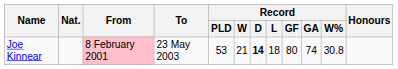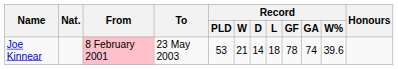(258, 50) bold -> (258, 50) normal
(292, 50) 80 -> (292, 50) 78
(334, 50) 30.8 -> (334, 50) 39.6
